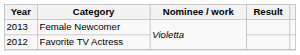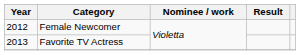(17, 27) 2013 -> (17, 27) 2012
(17, 42) 2012 -> (17, 42) 2013
